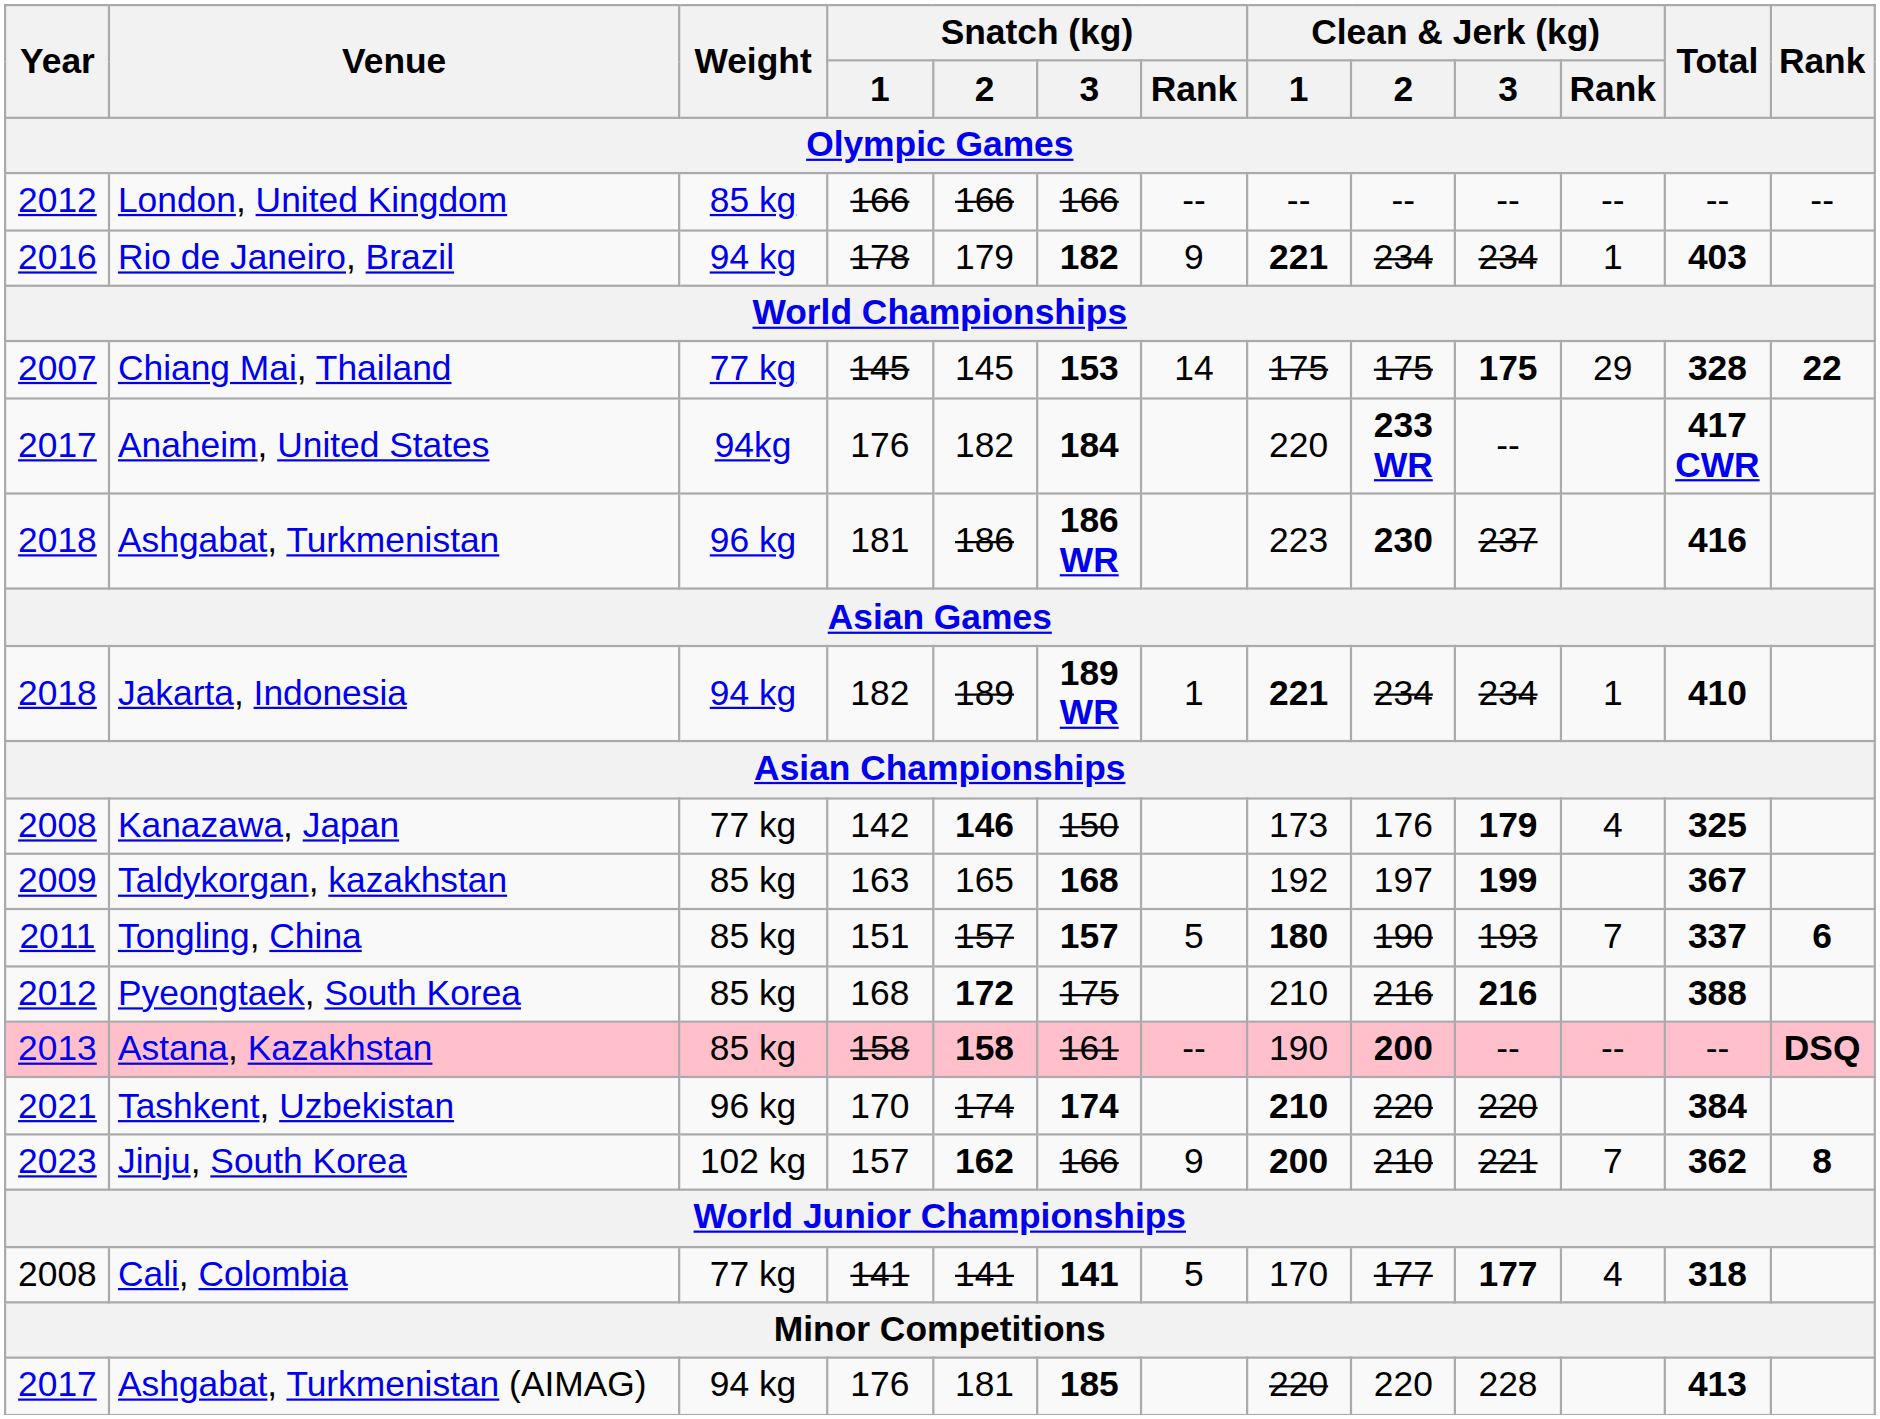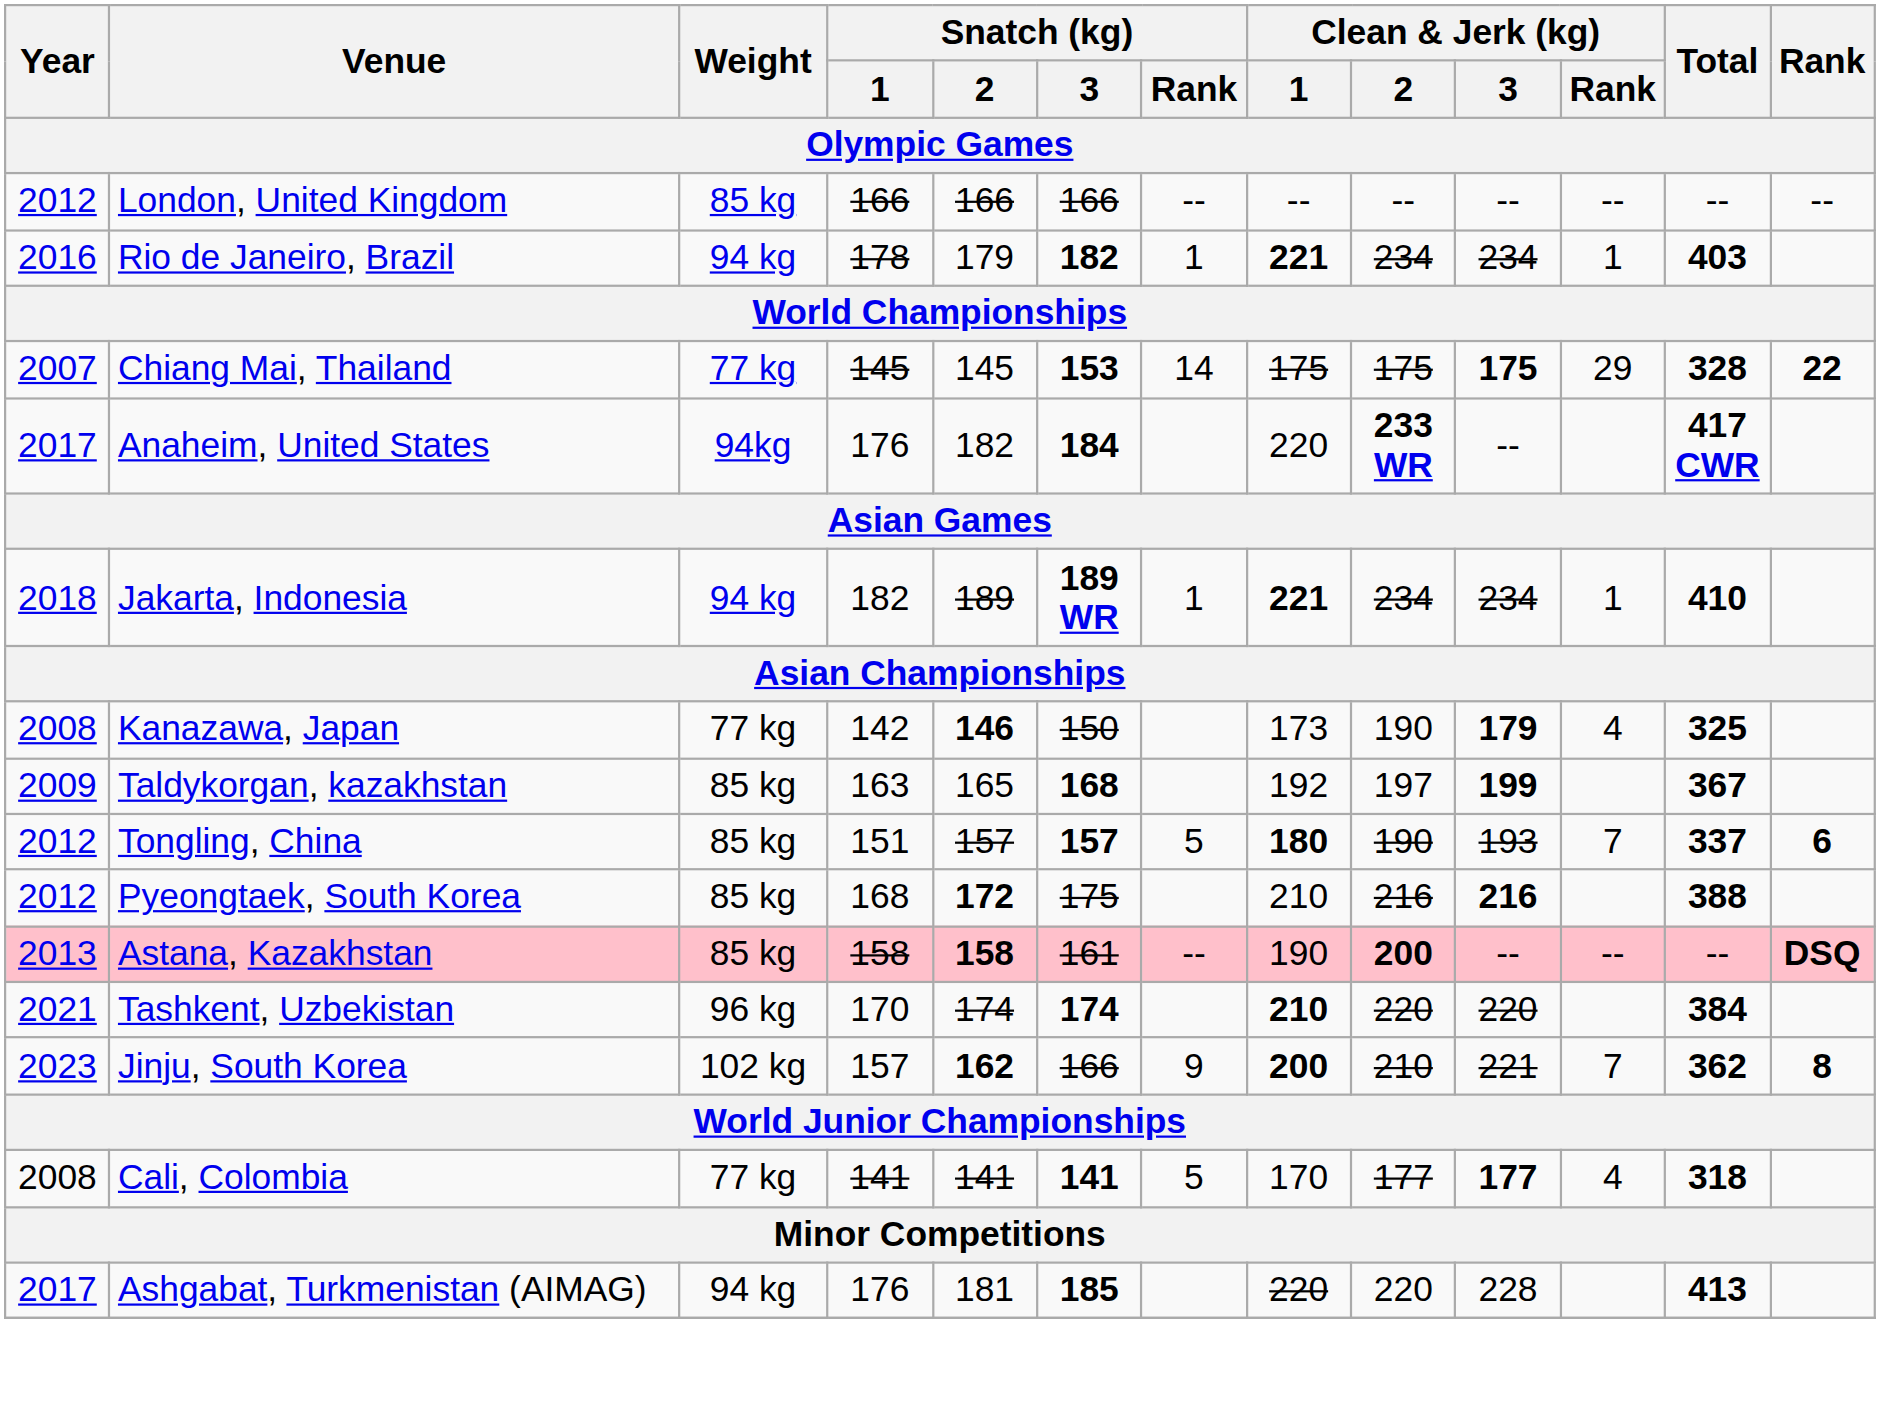(1194, 256) 9 -> (1194, 256) 1
- row: (309, 540)
(1403, 824) 176 -> (1403, 728) 190
(57, 936) 2011 -> (57, 841) 2012
